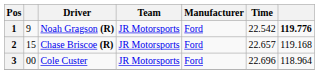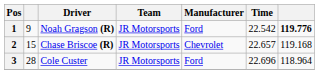(194, 45) Ford -> (204, 45) Chevrolet
(31, 61) 00 -> (31, 61) 28
